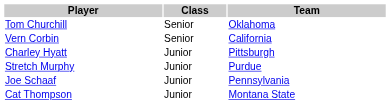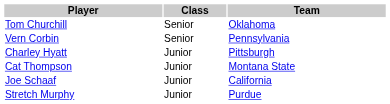(250, 39) California -> (259, 39) Pennsylvania
rows swapped: (40, 67) <-> (38, 95)
(259, 81) Pennsylvania -> (250, 81) California
